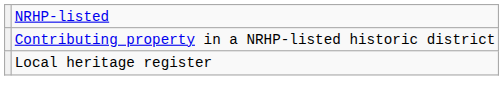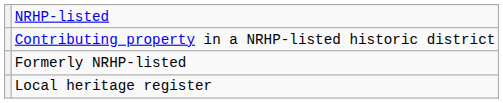+ row: (101, 63)
